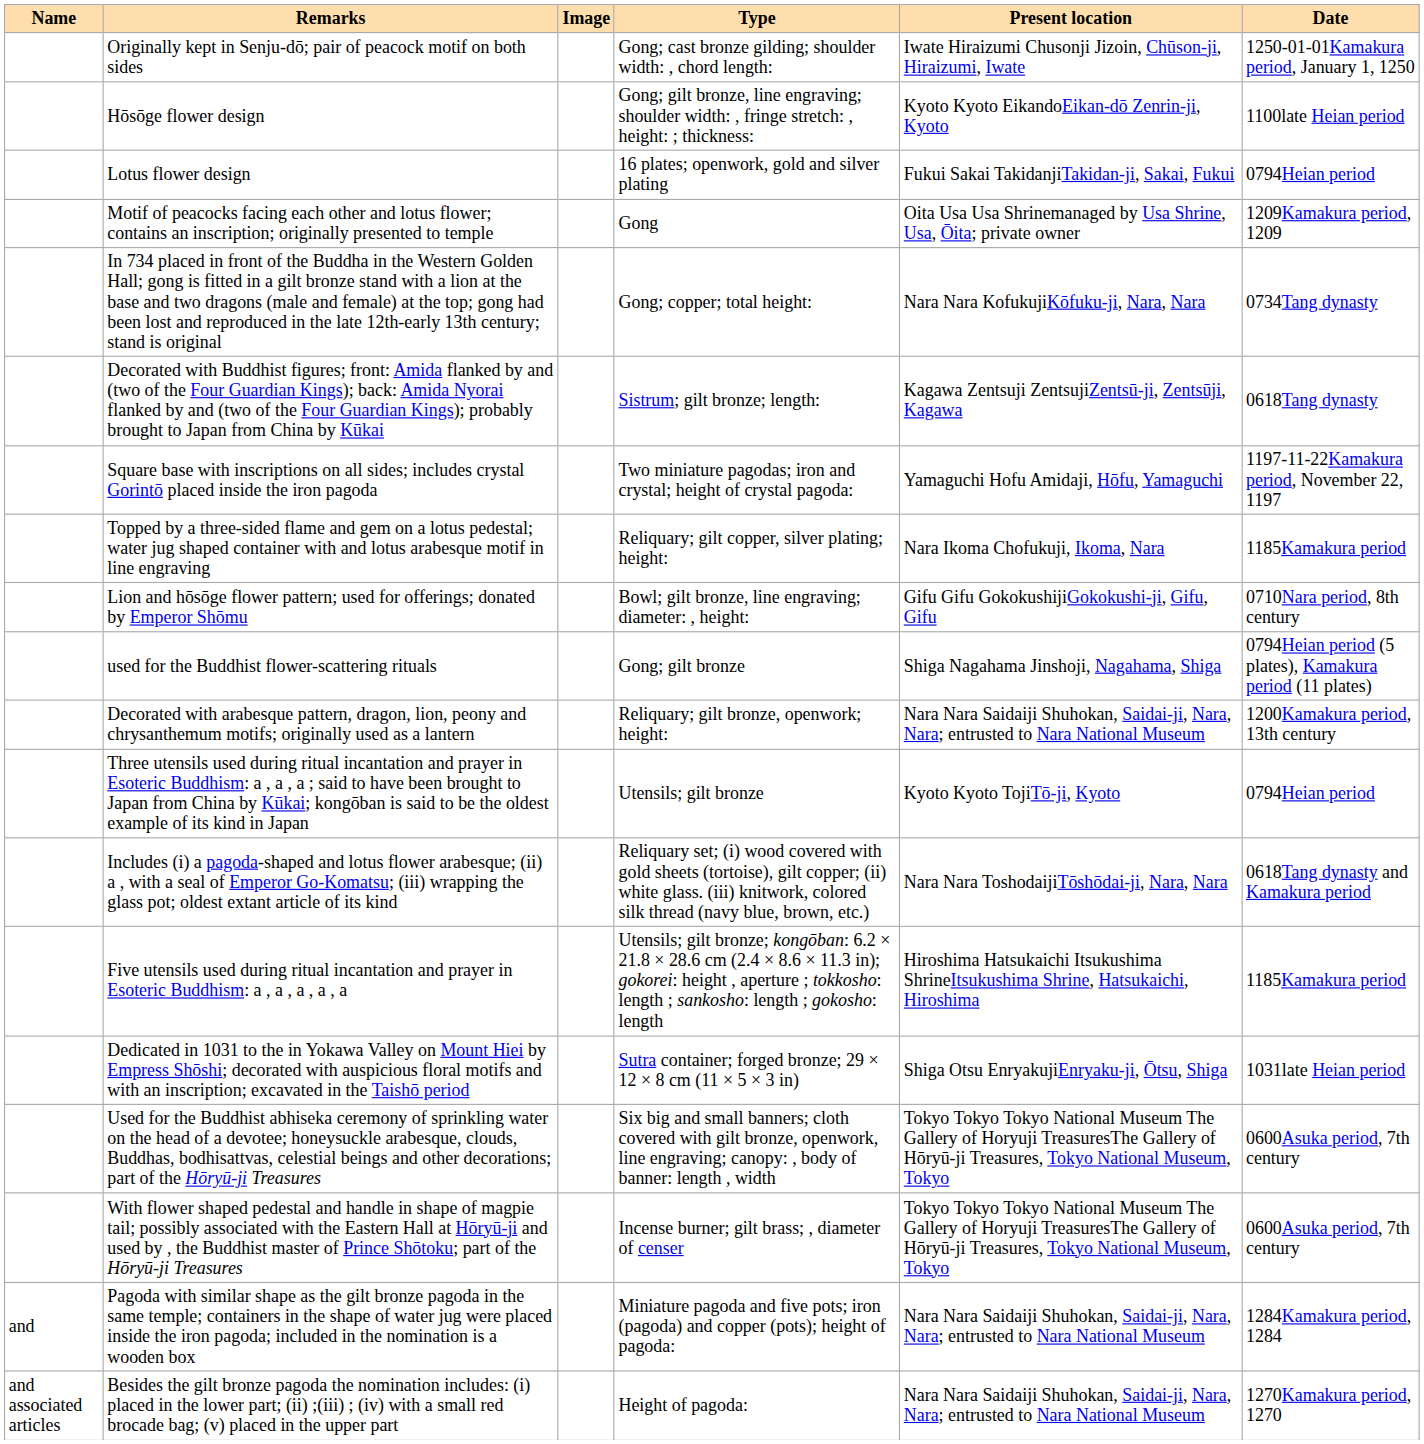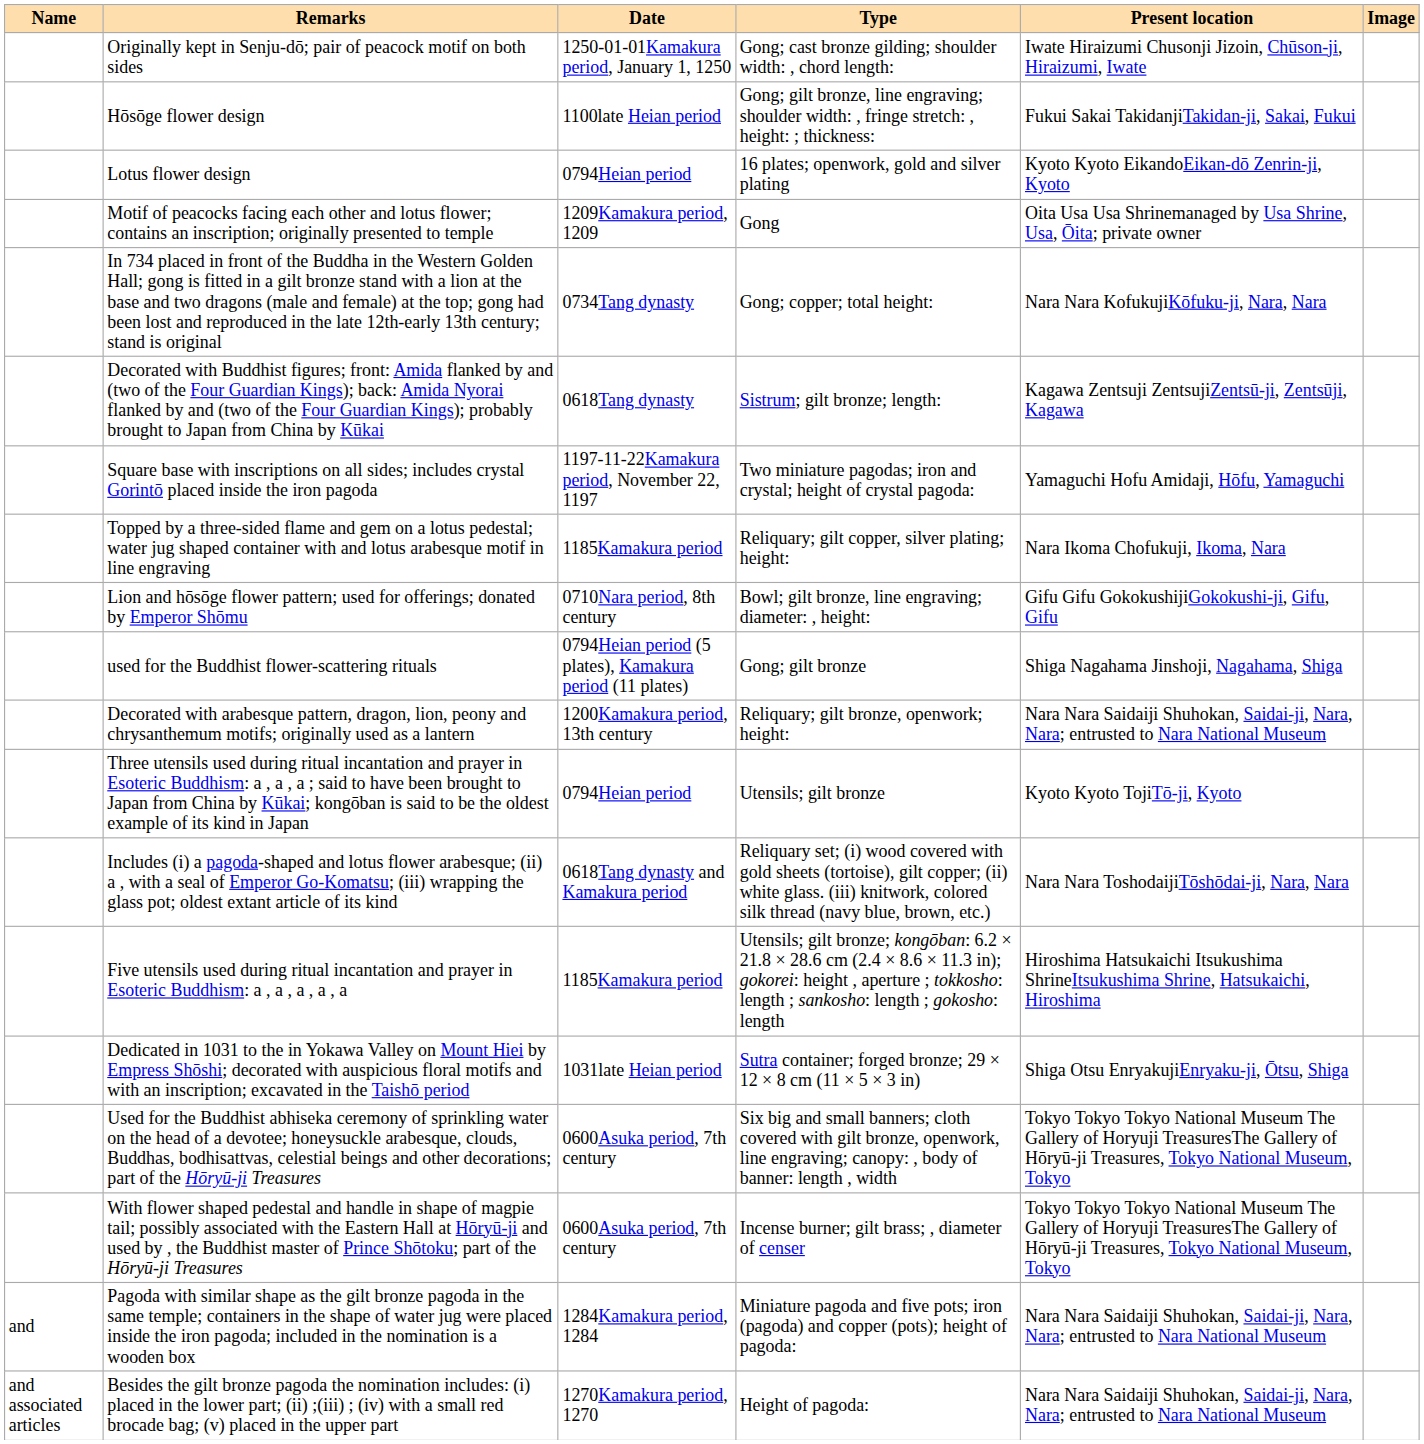columns swapped: (1330, 18) <-> (586, 18)
(1052, 115) Kyoto Kyoto EikandoEikan-dō Zenrin-ji, Kyoto -> (1190, 115) Fukui Sakai TakidanjiTakidan-ji, Sakai, Fukui
(1069, 174) Fukui Sakai TakidanjiTakidan-ji, Sakai, Fukui -> (1173, 174) Kyoto Kyoto EikandoEikan-dō Zenrin-ji, Kyoto
